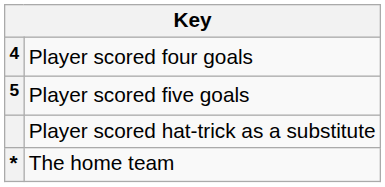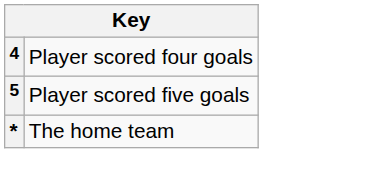- row: (202, 131)
